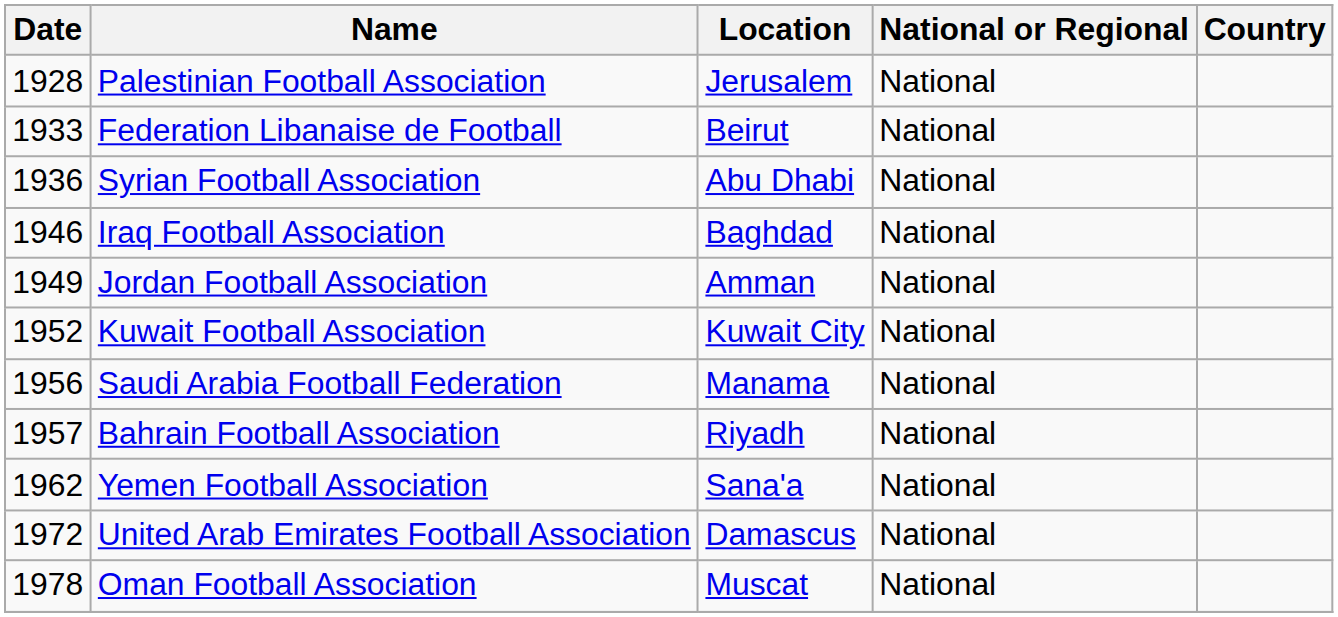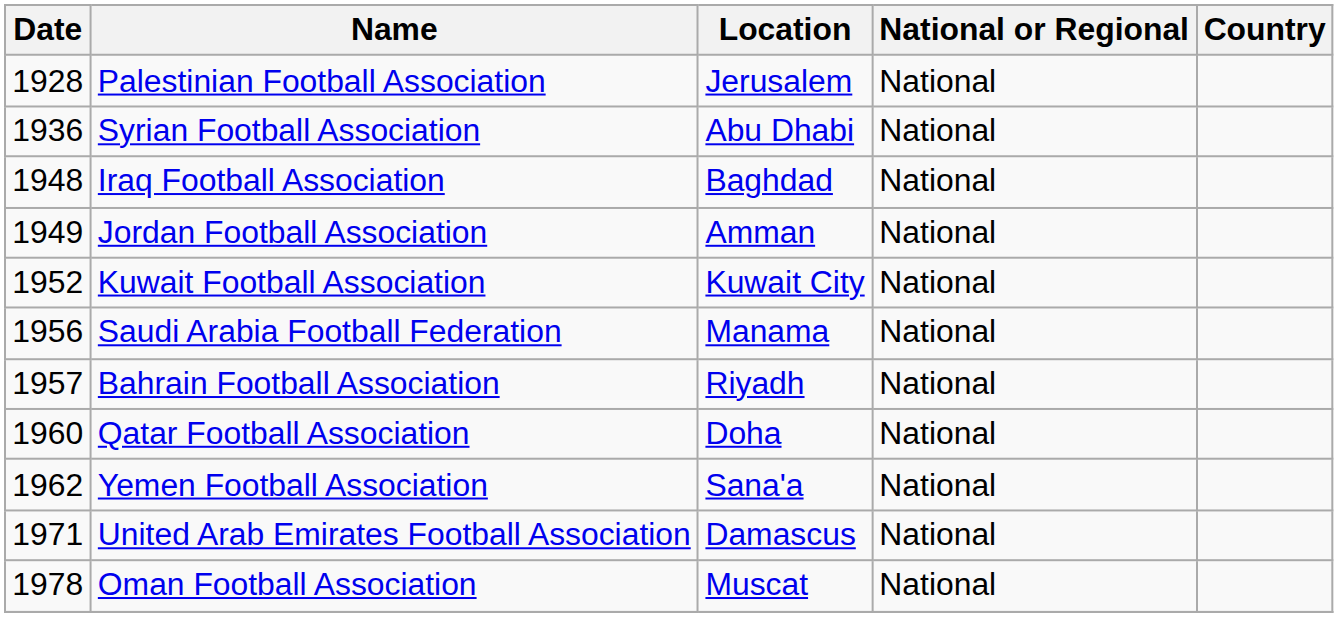- row: (330, 130)
(48, 231) 1946 -> (48, 181) 1948
+ row: (284, 433)
(48, 534) 1972 -> (48, 534) 1971
